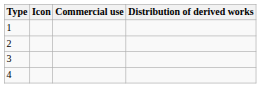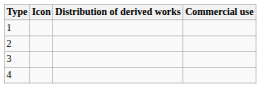columns swapped: (89, 12) <-> (191, 12)
